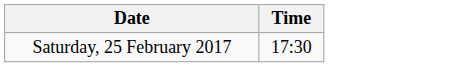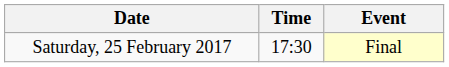+ column: (384, 18)
